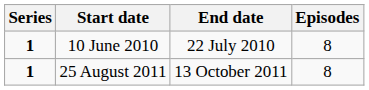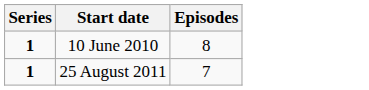- column: (231, 17)
(327, 71) 8 -> (206, 71) 7
